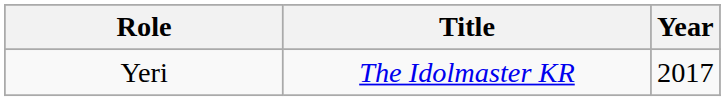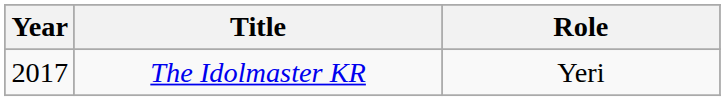columns swapped: (685, 26) <-> (144, 26)
